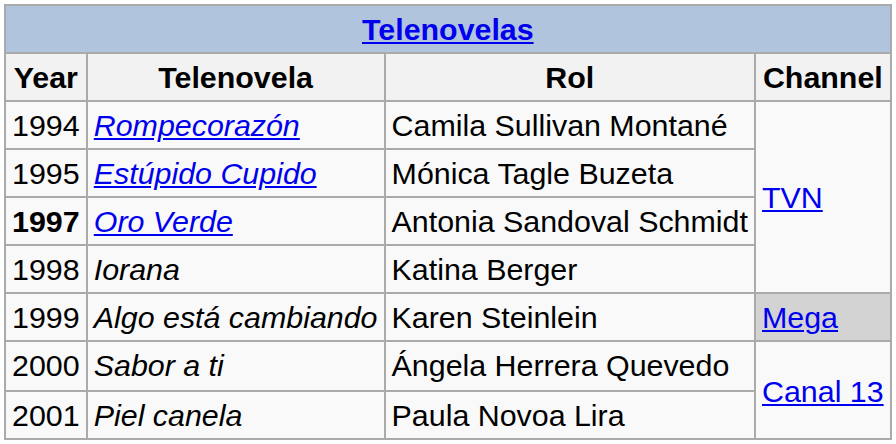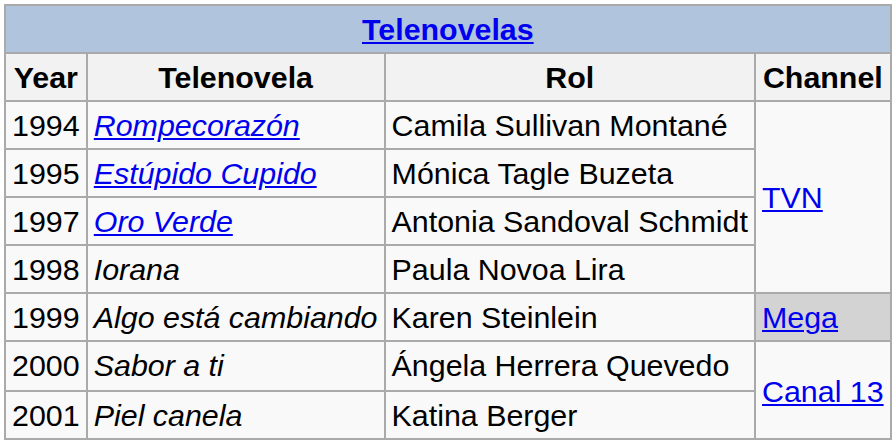(46, 222) bold -> (46, 222) normal
(484, 270) Katina Berger -> (508, 270) Paula Novoa Lira
(508, 414) Paula Novoa Lira -> (484, 414) Katina Berger
